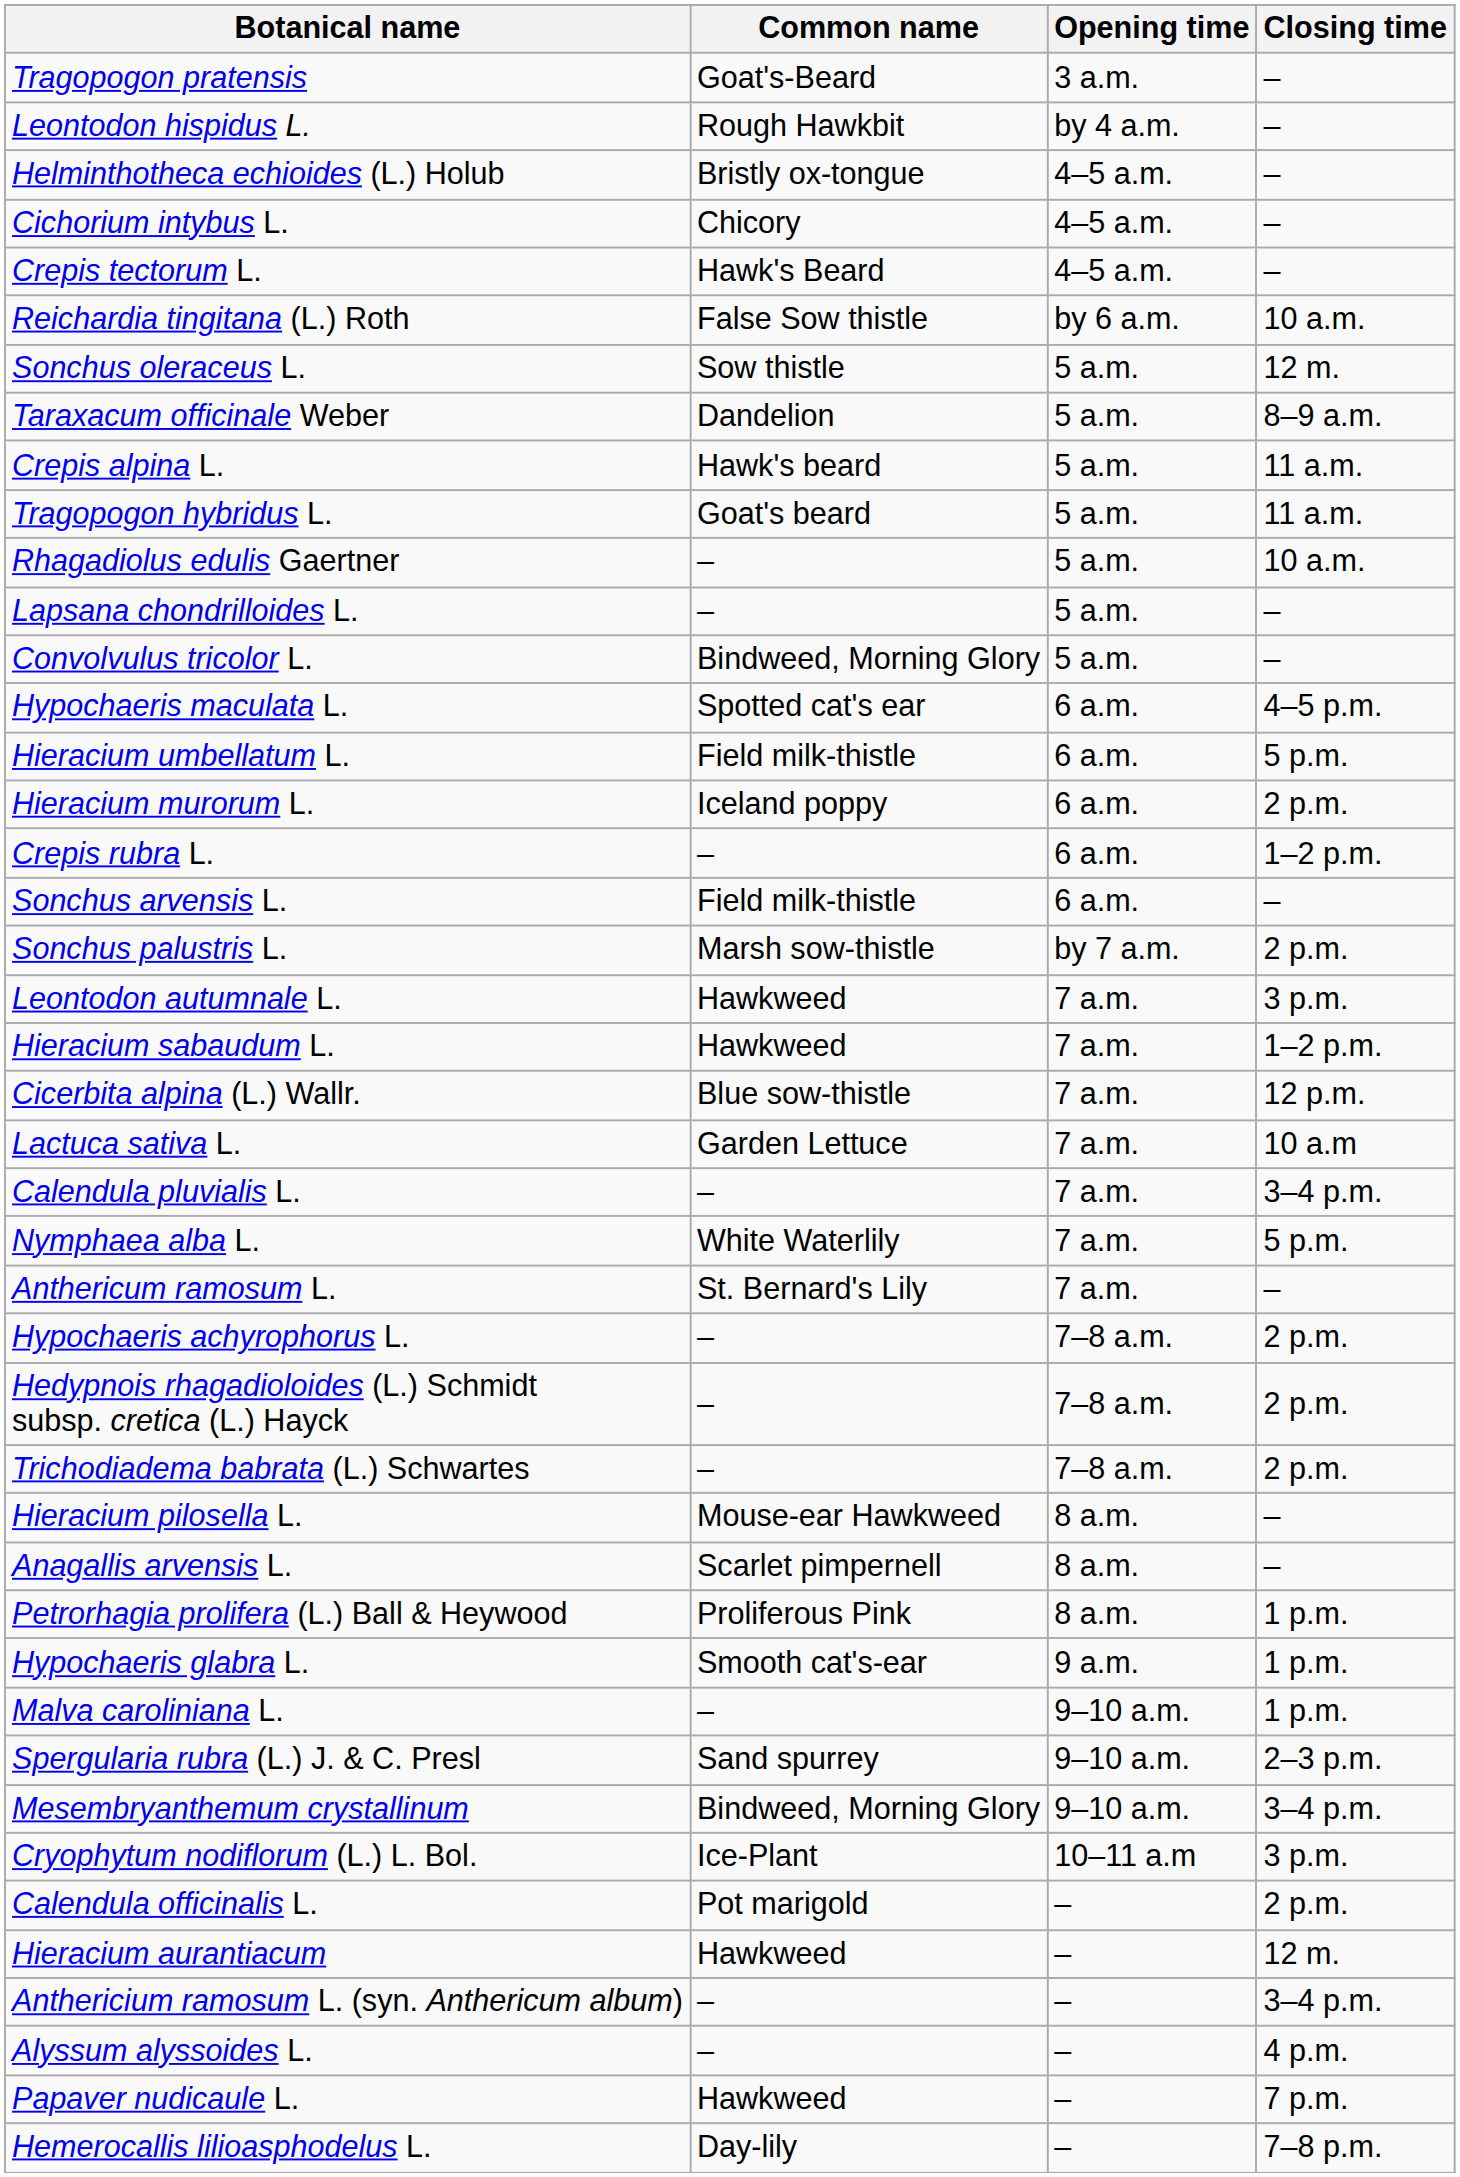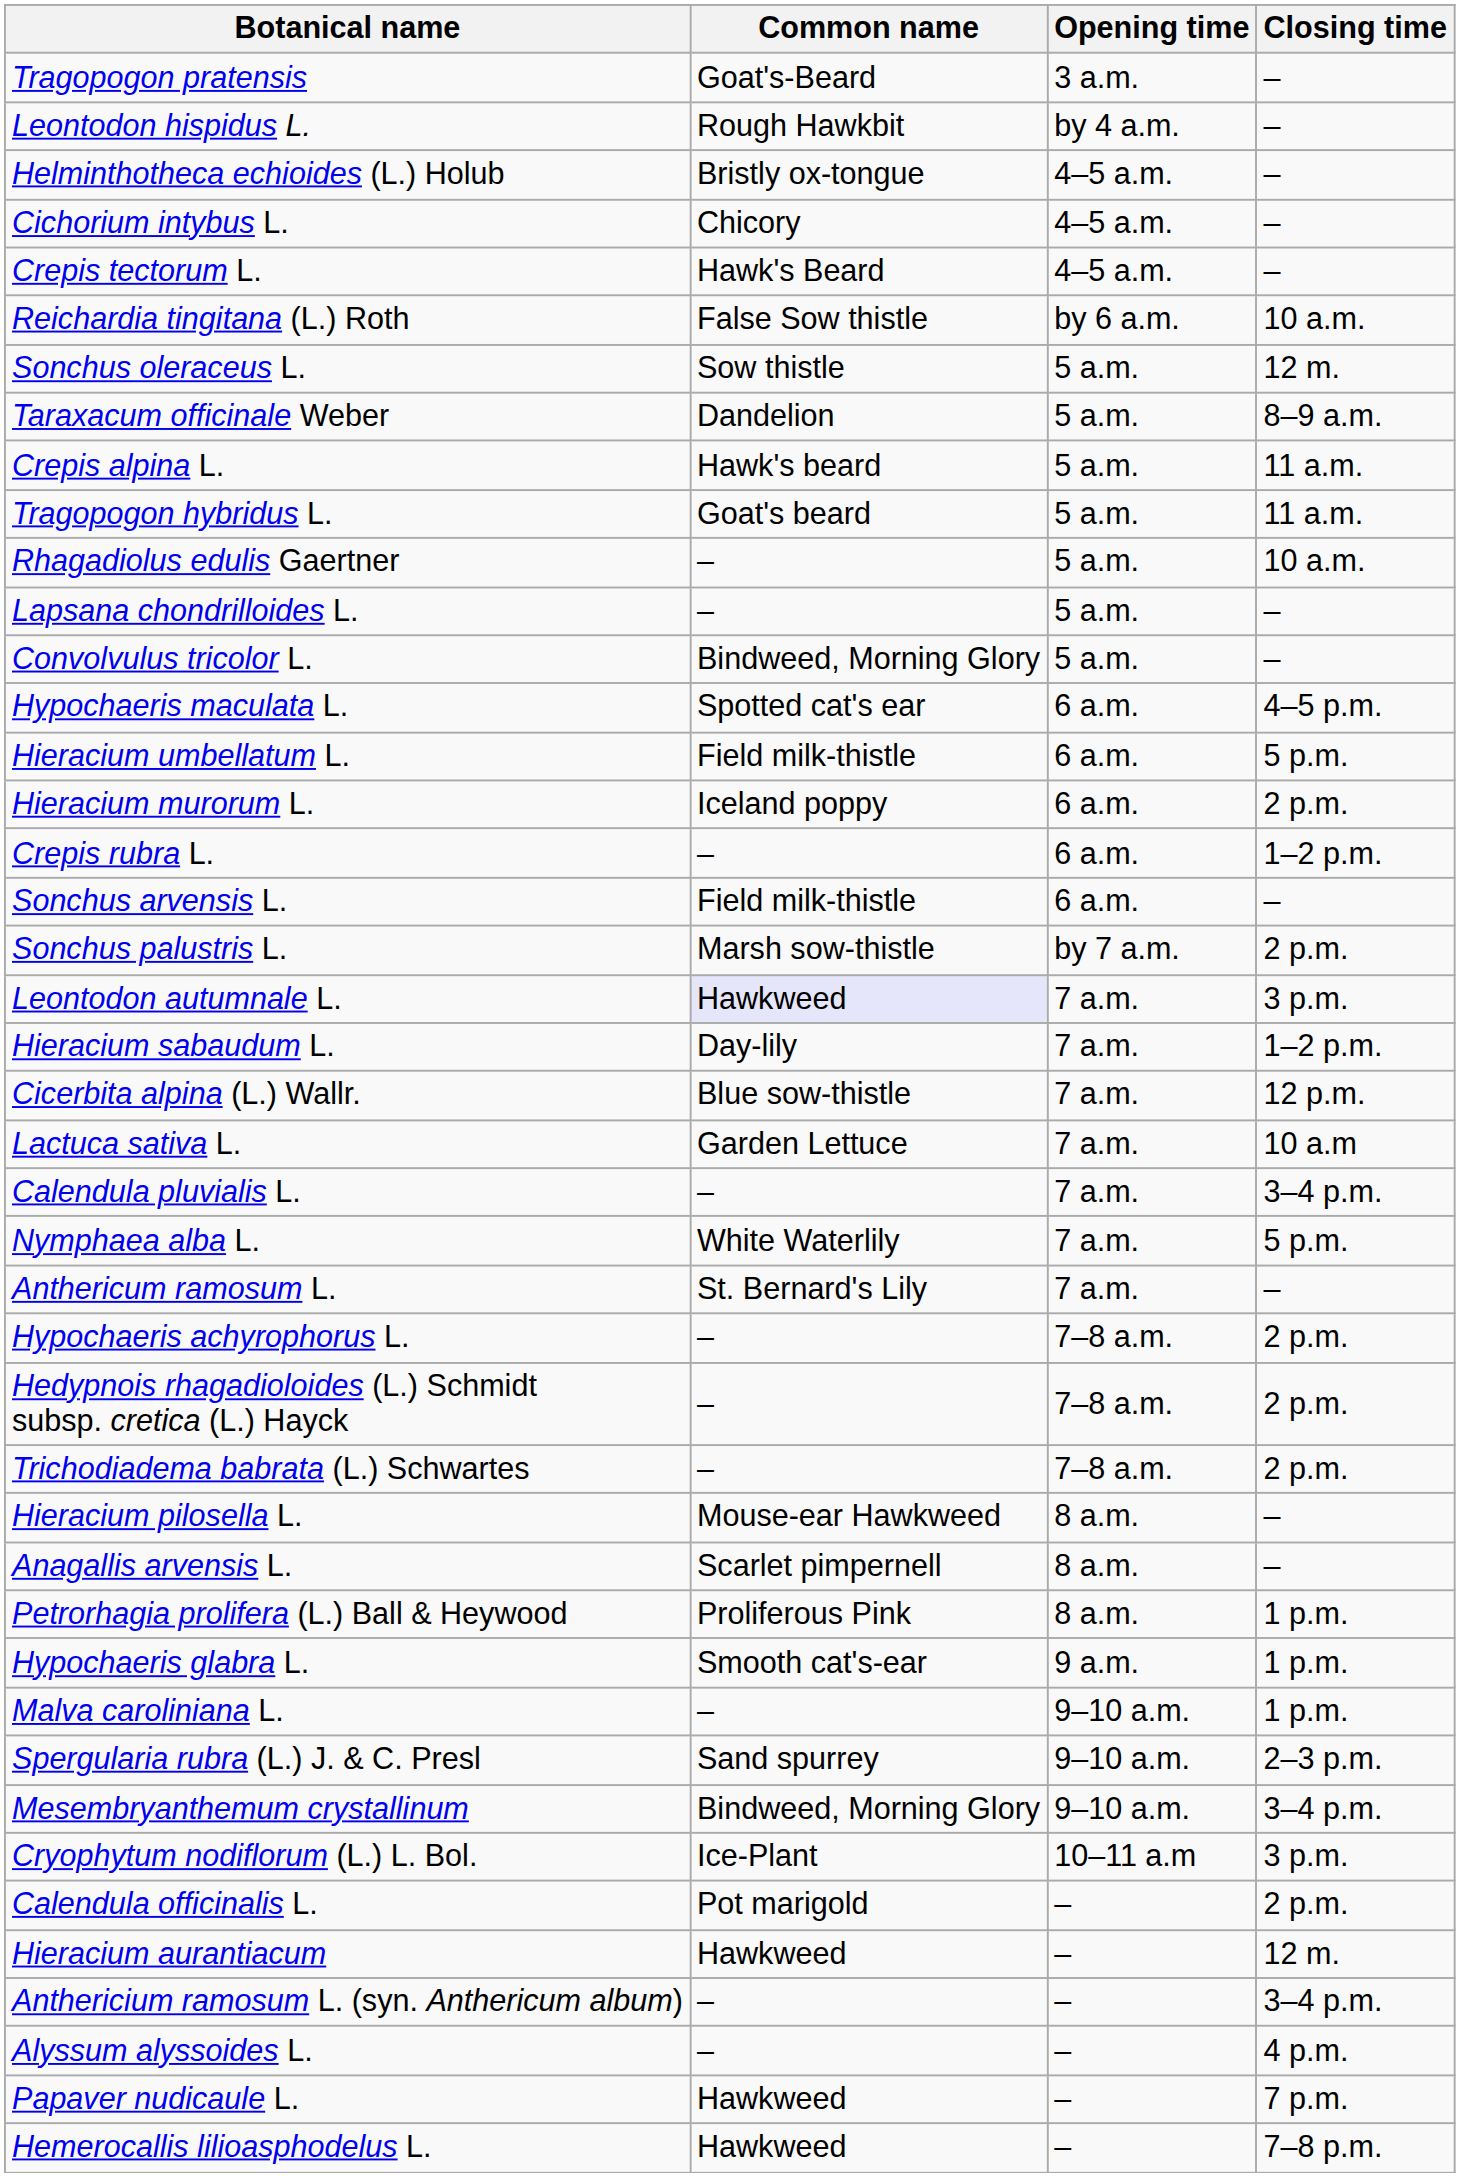(772, 998) no background -> (772, 998) lavender background
(772, 1046) Hawkweed -> (747, 1046) Day-lily
(747, 2147) Day-lily -> (772, 2147) Hawkweed
